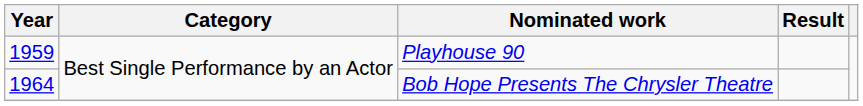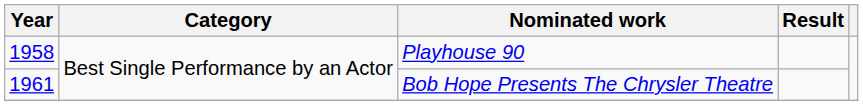(32, 52) 1959 -> (32, 52) 1958
(32, 84) 1964 -> (32, 84) 1961
